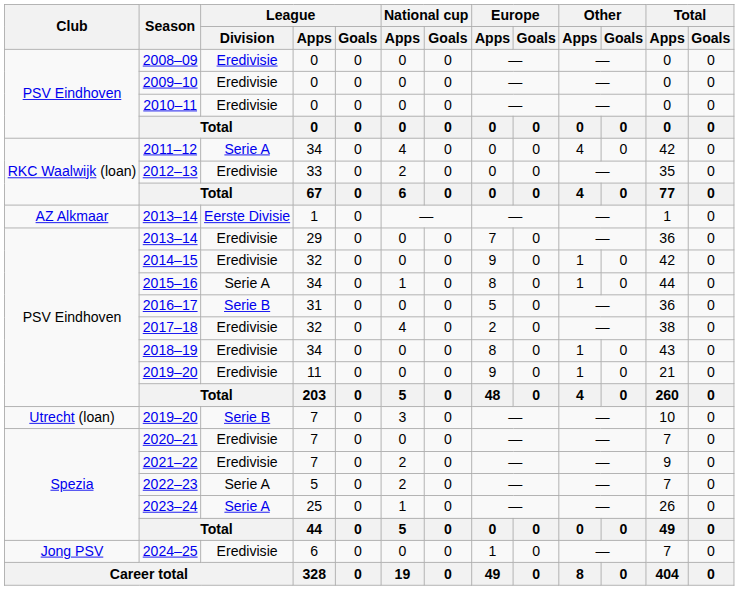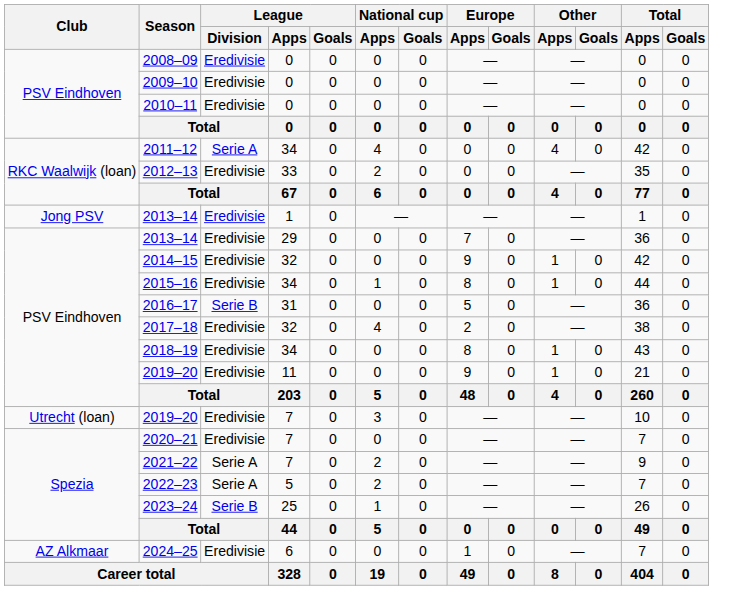(72, 216) AZ Alkmaar -> (72, 216) Jong PSV
(247, 216) Eerste Divisie -> (235, 216) Eredivisie
(247, 283) Serie A -> (235, 283) Eredivisie
(247, 417) Serie B -> (235, 417) Eredivisie
(247, 462) Eredivisie -> (235, 462) Serie A
(247, 506) Serie A -> (235, 506) Serie B
(72, 551) Jong PSV -> (72, 551) AZ Alkmaar
